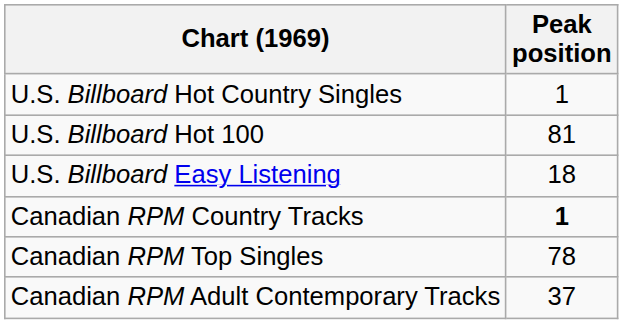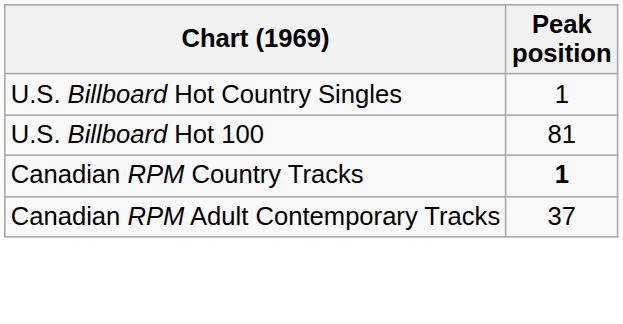- row: (176, 175)
- row: (167, 256)
